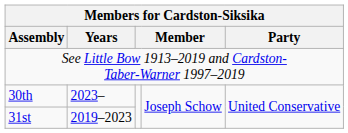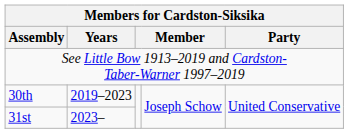(88, 95) 2023– -> (101, 95) 2019–2023
(101, 117) 2019–2023 -> (88, 117) 2023–
